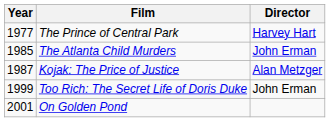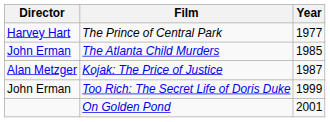columns swapped: (20, 13) <-> (287, 13)
